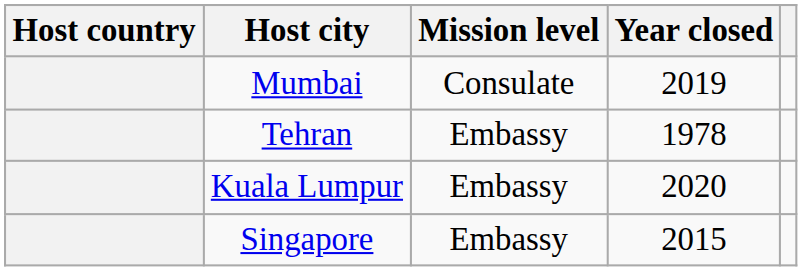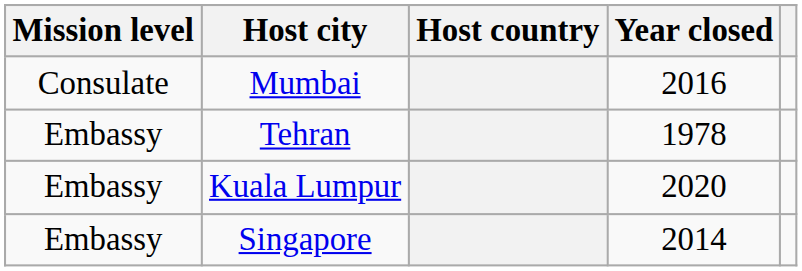columns swapped: (104, 30) <-> (509, 30)
(694, 82) 2019 -> (694, 82) 2016
(694, 238) 2015 -> (694, 238) 2014
